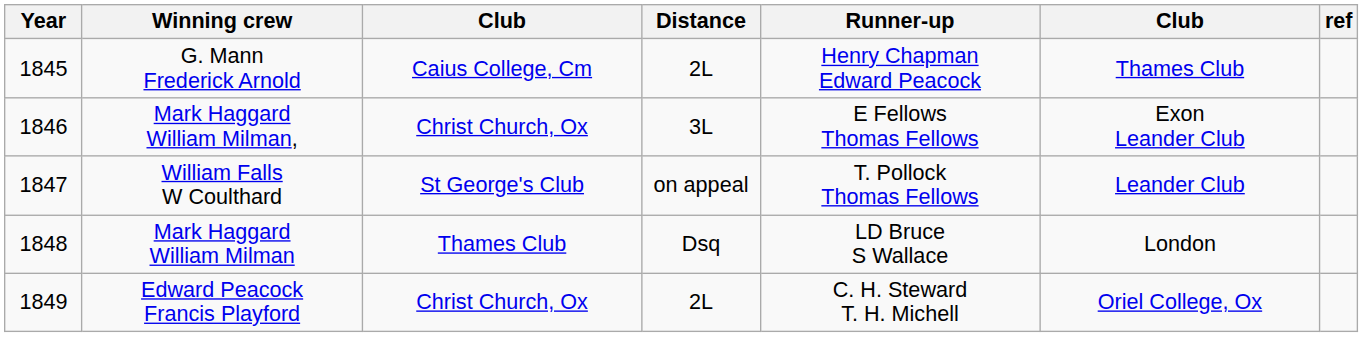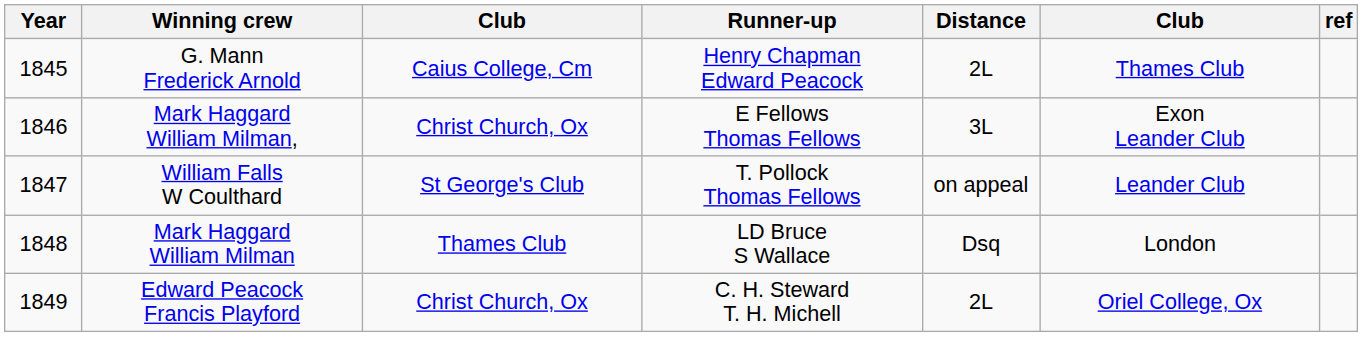columns swapped: (701, 21) <-> (900, 21)
